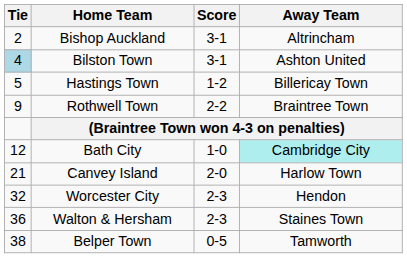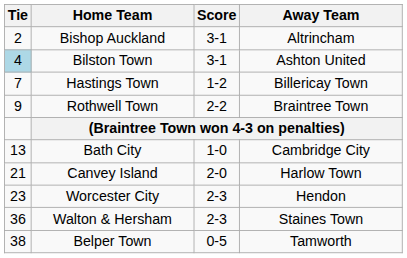(18, 83) 5 -> (18, 83) 7
(18, 151) 12 -> (18, 151) 13
(321, 151) paleturquoise background -> (321, 151) no background
(18, 196) 32 -> (18, 196) 23
